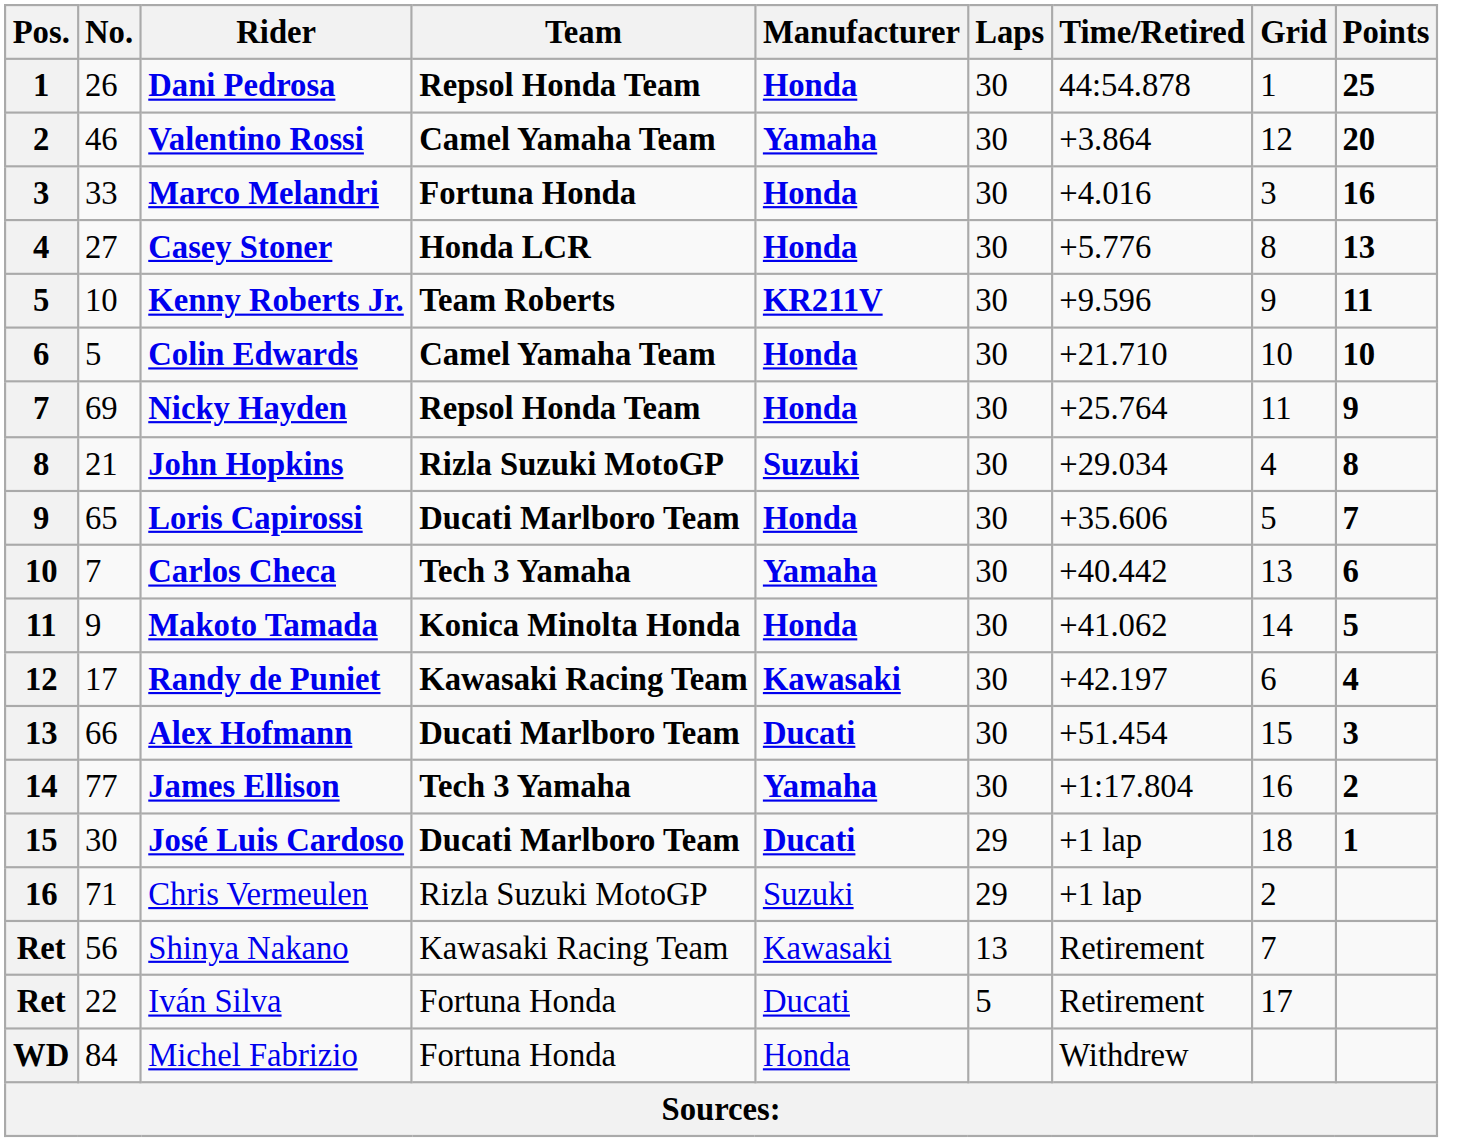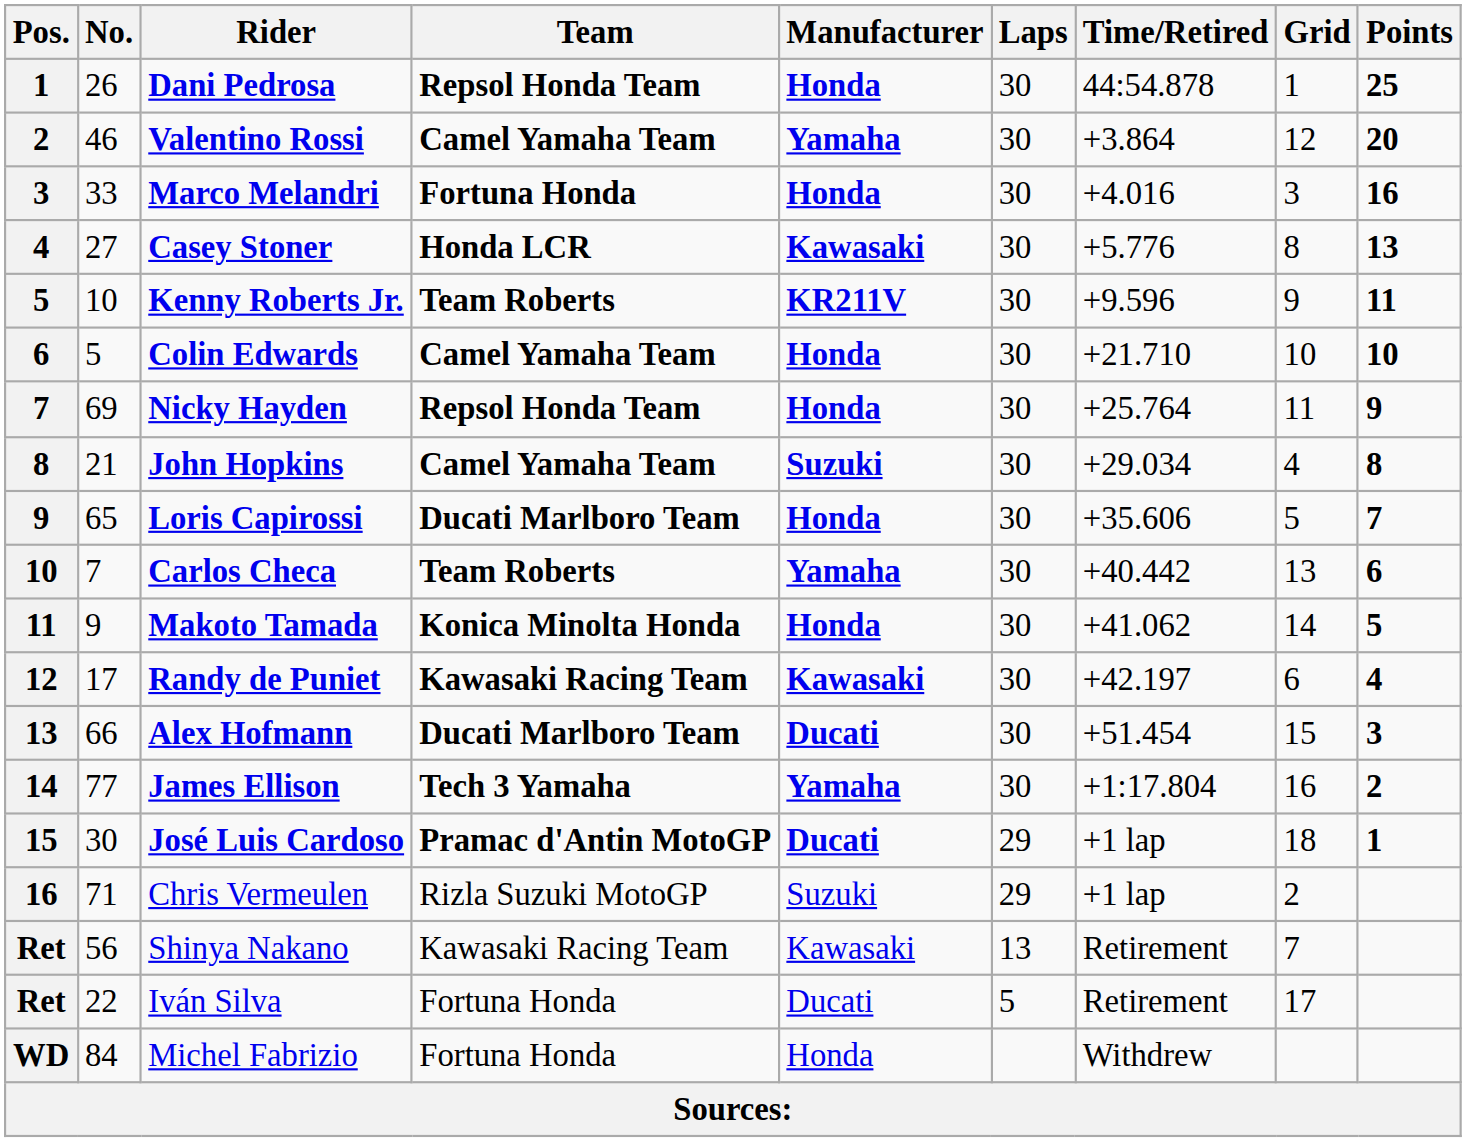(810, 247) Honda -> (855, 247) Kawasaki
(572, 462) Rizla Suzuki MotoGP -> (567, 462) Camel Yamaha Team
(525, 570) Tech 3 Yamaha -> (517, 570) Team Roberts
(580, 839) Ducati Marlboro Team -> (595, 839) Pramac d'Antin MotoGP
